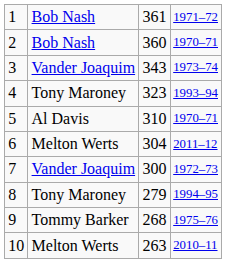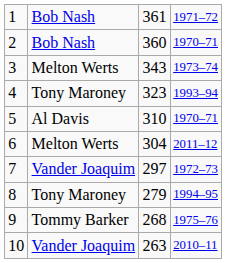(83, 67) Vander Joaquim -> (75, 67) Melton Werts
(154, 169) 300 -> (154, 169) 297
(75, 245) Melton Werts -> (83, 245) Vander Joaquim
